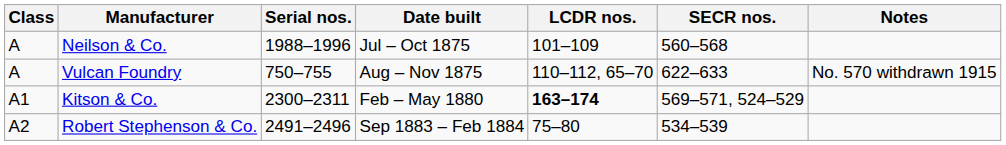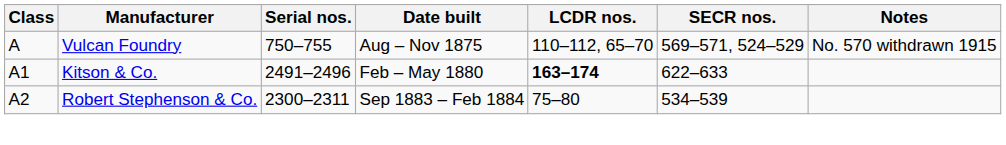- row: (114, 45)
(695, 72) 622–633 -> (733, 45) 569–571, 524–529
(307, 99) 2300–2311 -> (308, 72) 2491–2496
(733, 99) 569–571, 524–529 -> (695, 72) 622–633
(308, 126) 2491–2496 -> (307, 99) 2300–2311
